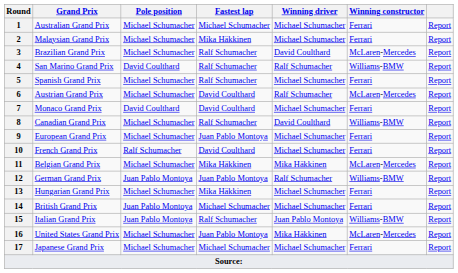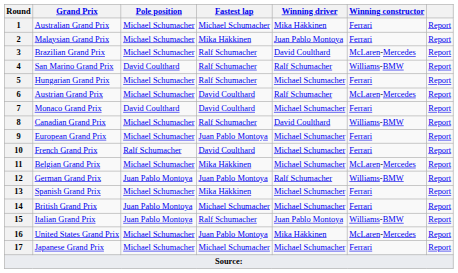(310, 24) Michael Schumacher -> (300, 24) Mika Häkkinen
(310, 38) Michael Schumacher -> (309, 38) Juan Pablo Montoya
(68, 80) Spanish Grand Prix -> (72, 80) Hungarian Grand Prix
(300, 164) Mika Häkkinen -> (310, 164) Michael Schumacher
(72, 191) Hungarian Grand Prix -> (68, 191) Spanish Grand Prix
